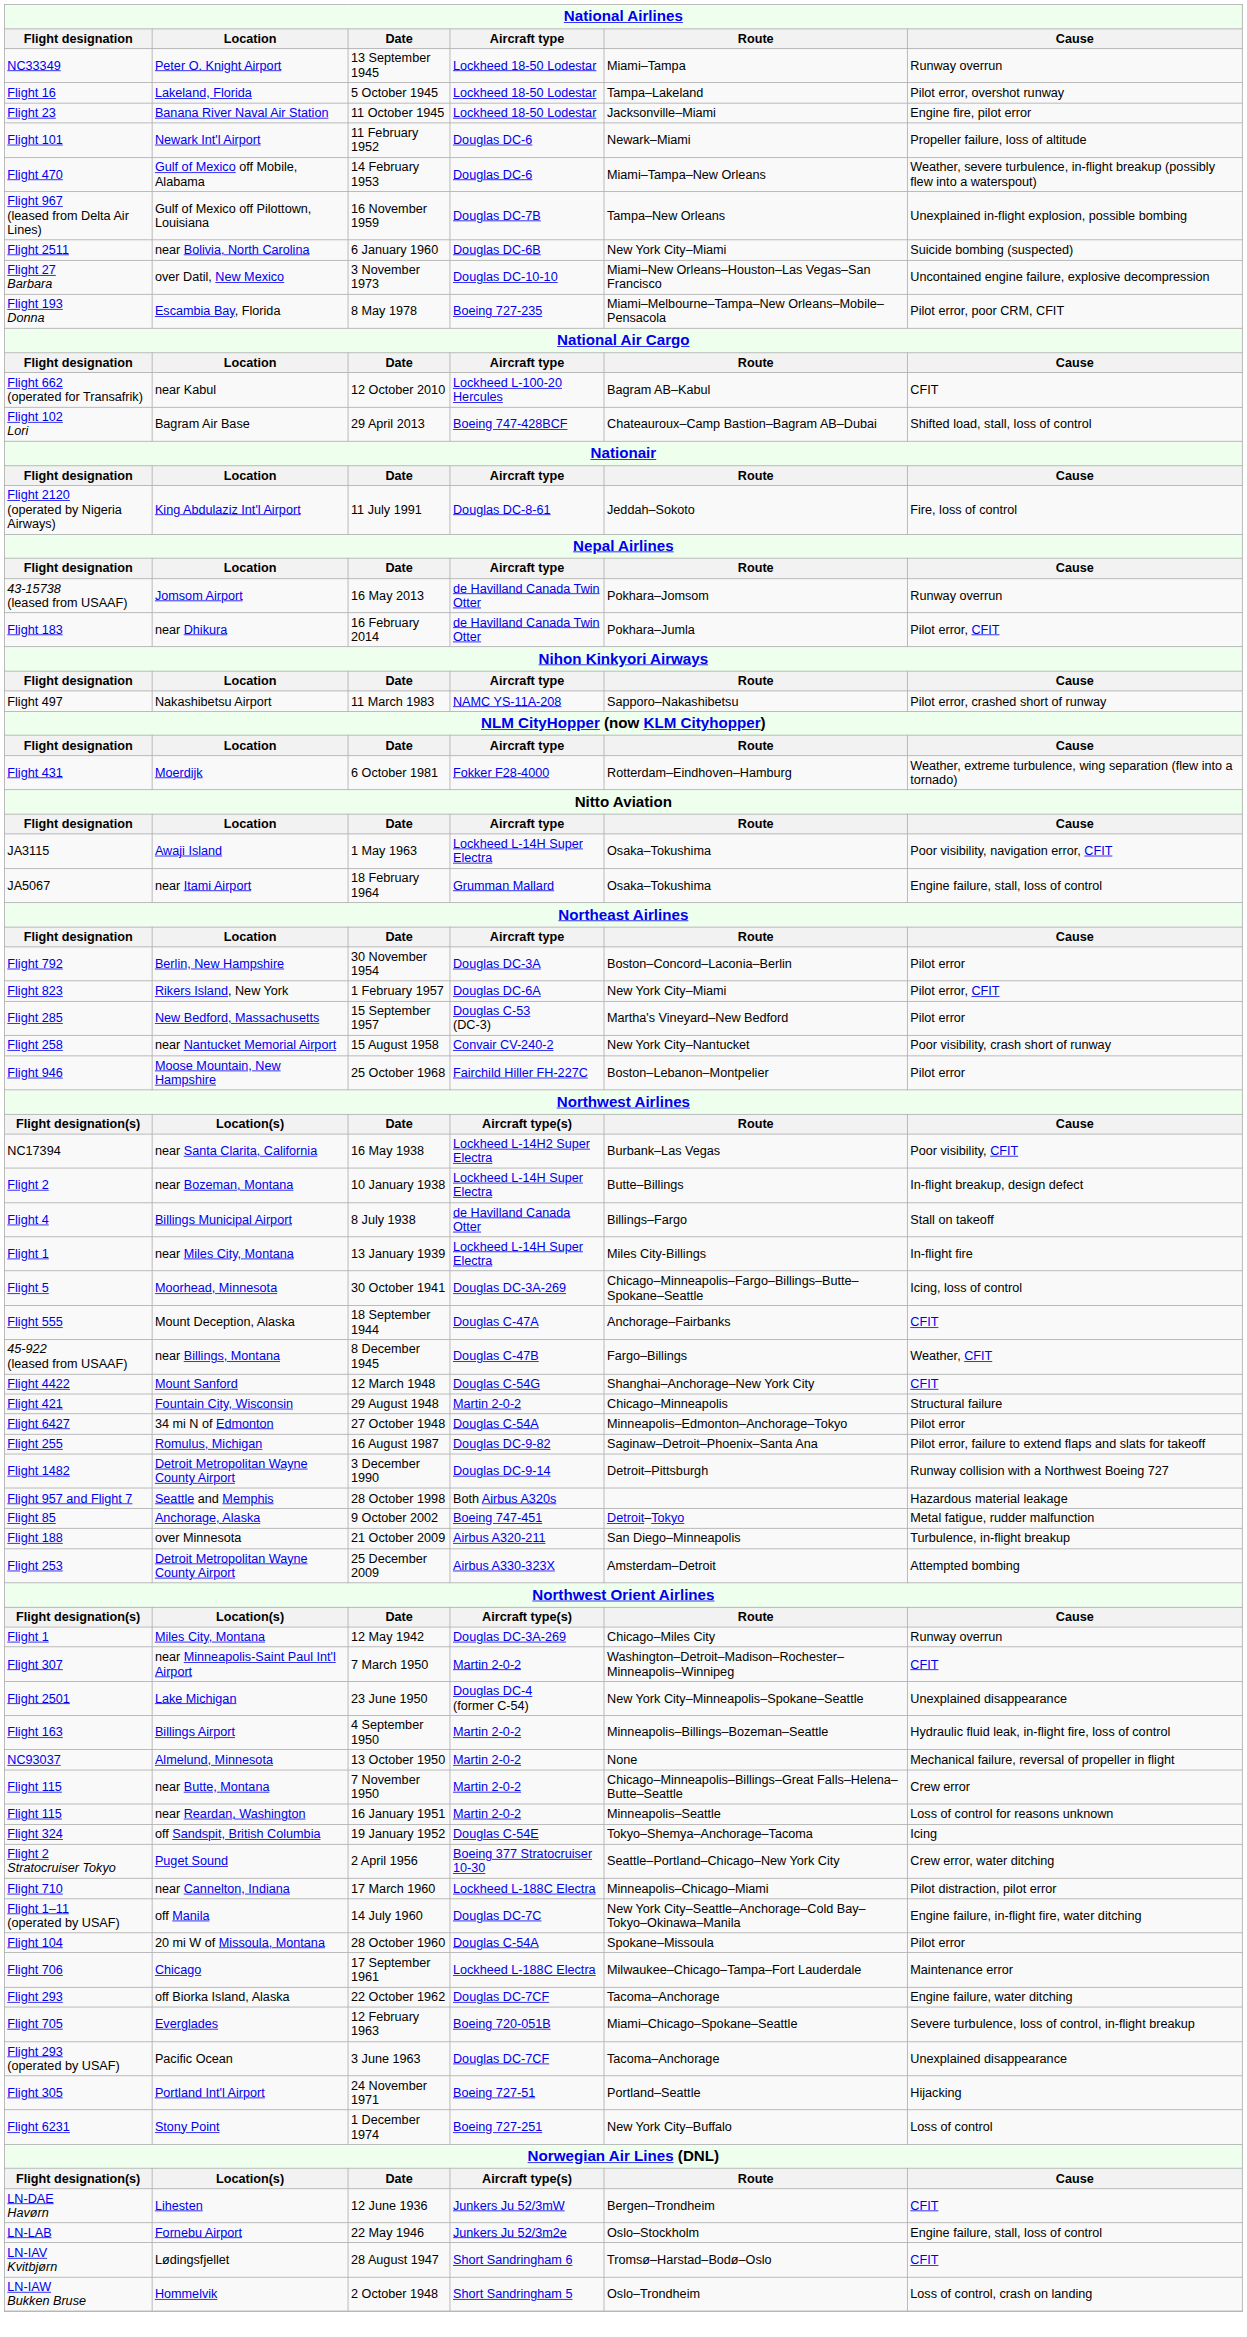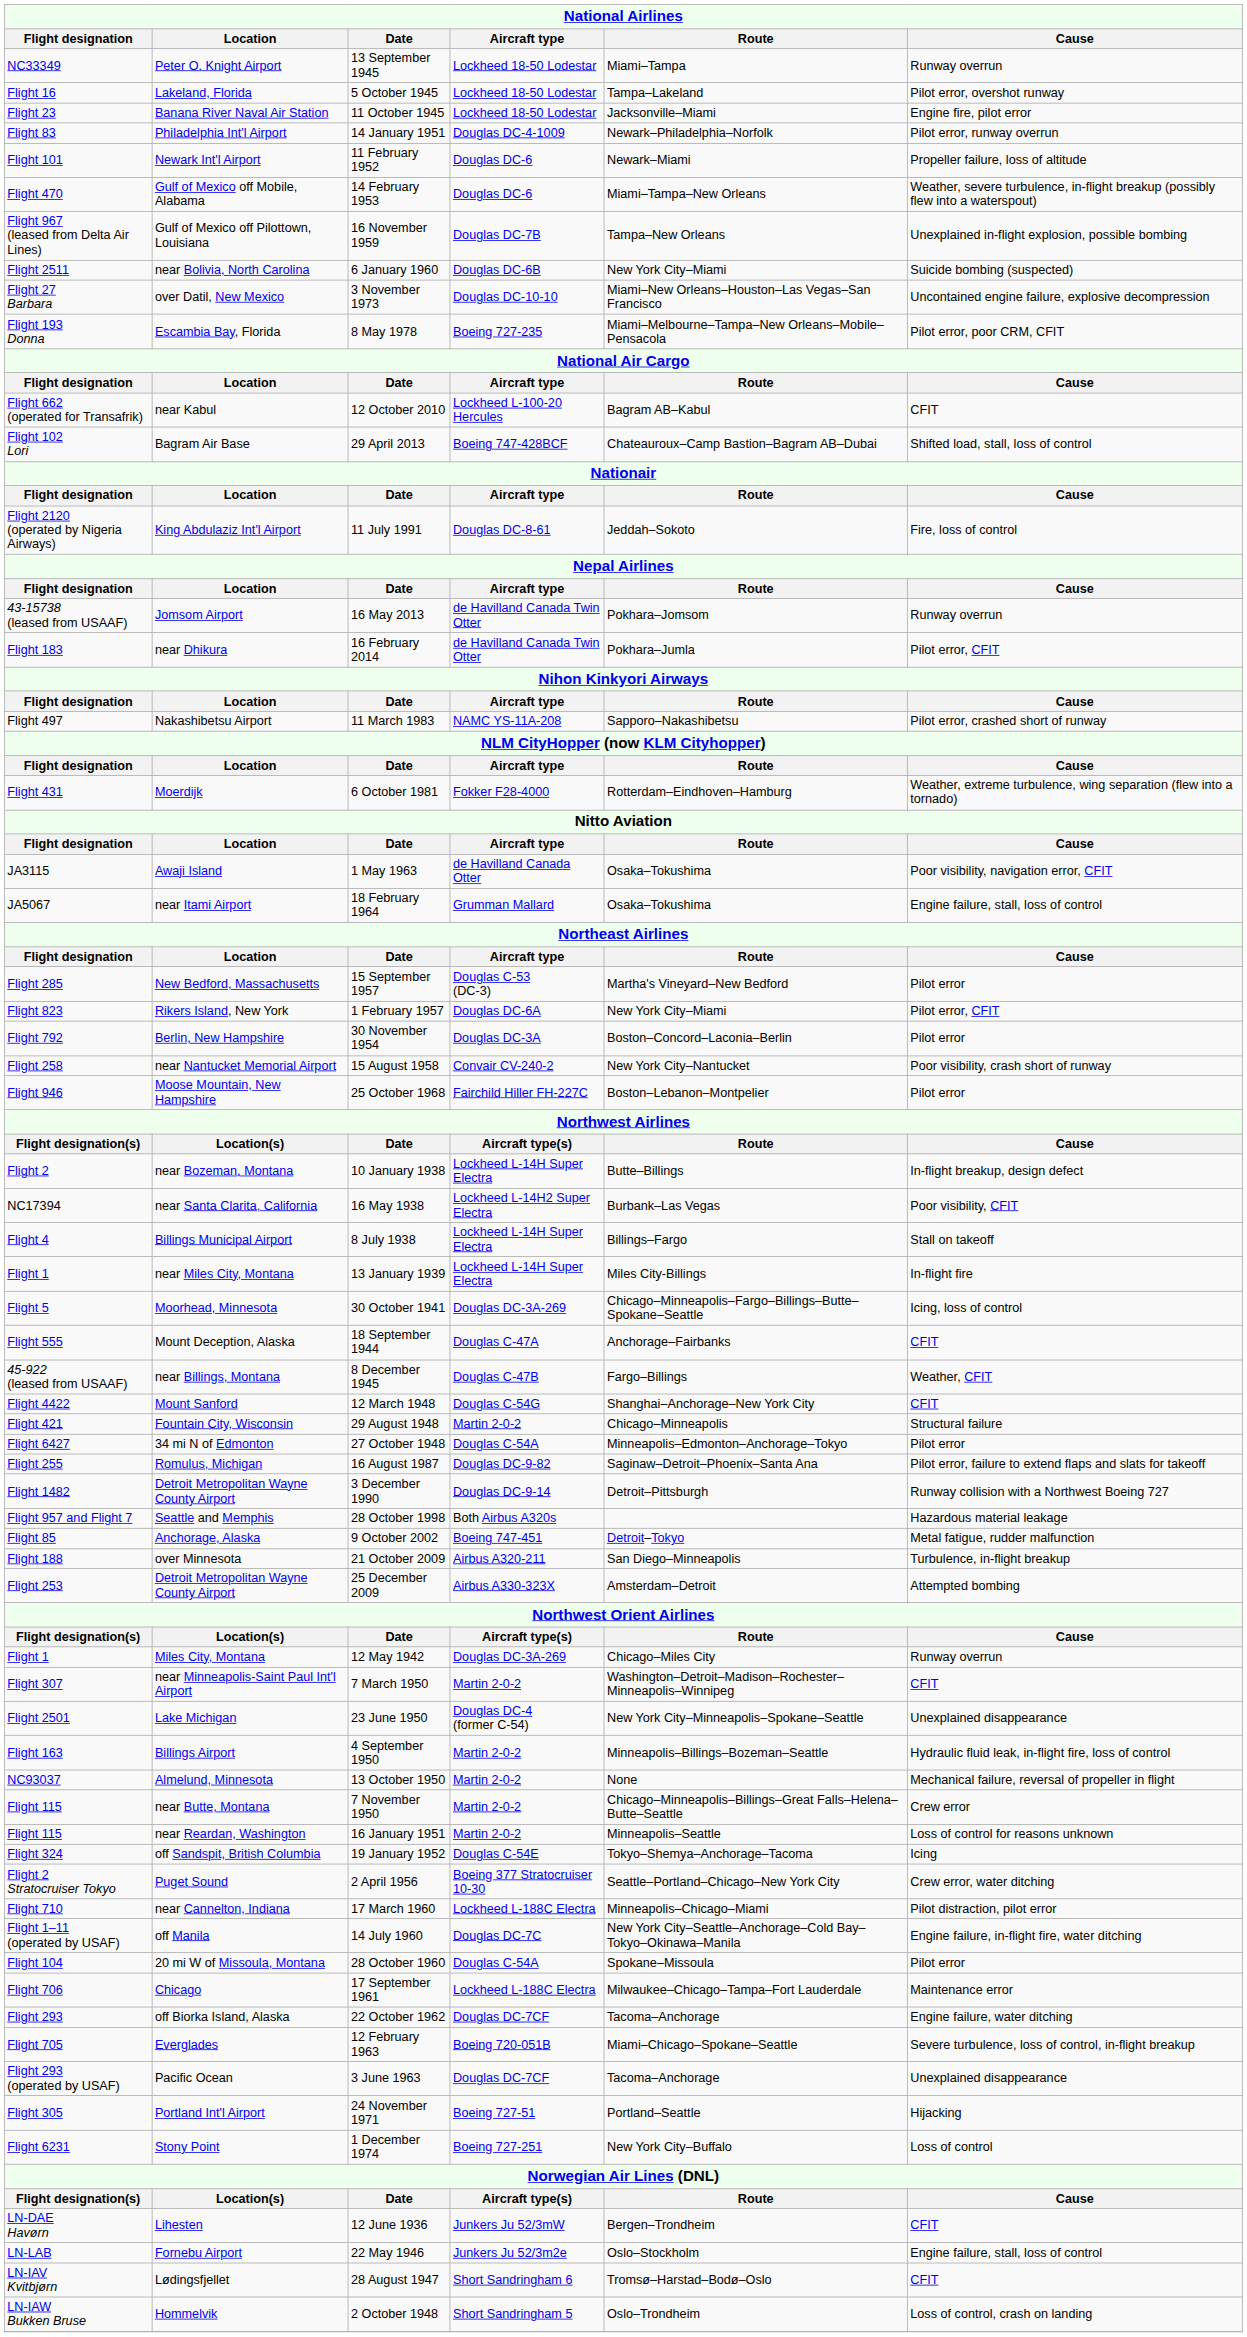+ row: (398, 133)
(518, 851) Lockheed L-14H Super Electra -> (512, 871) de Havilland Canada Otter
rows swapped: (389, 964) <-> (391, 1018)
rows swapped: (398, 1185) <-> (388, 1151)
(512, 1219) de Havilland Canada Otter -> (518, 1239) Lockheed L-14H Super Electra
